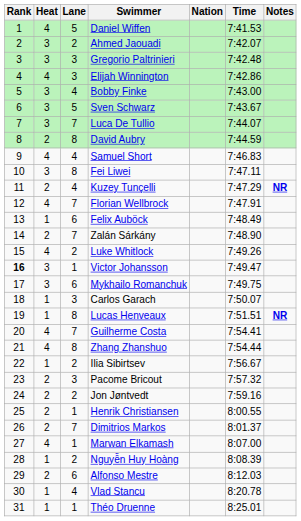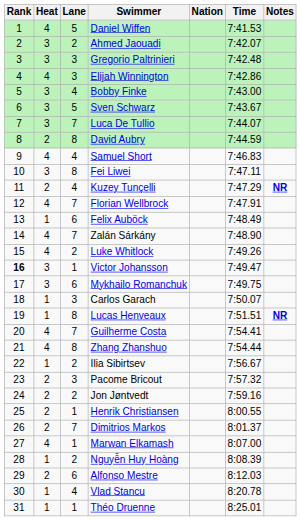(47, 236) 2 -> (47, 236) 4
